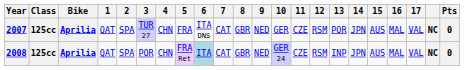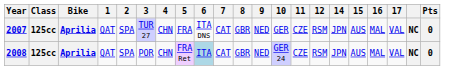- column: (339, 11)
